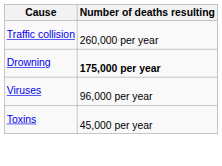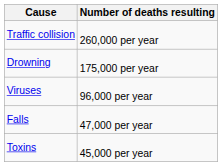(120, 69) bold -> (119, 69) normal
+ row: (18, 119)
